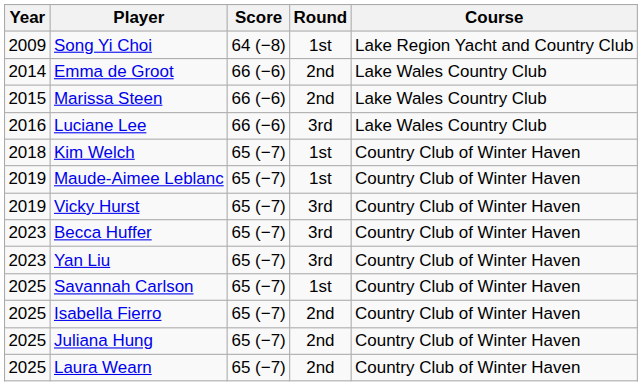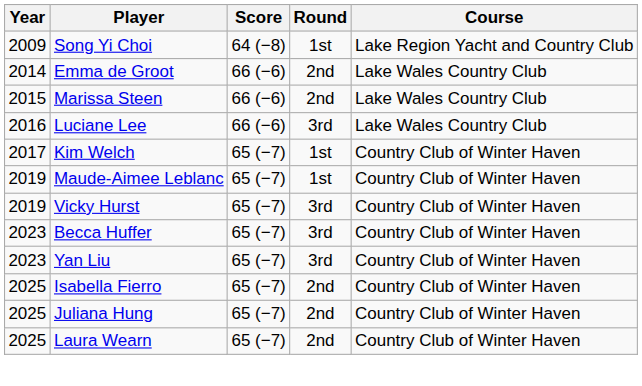(27, 152) 2018 -> (27, 152) 2017
- row: (124, 286)
